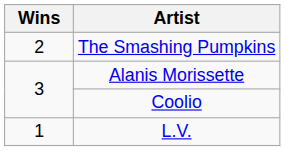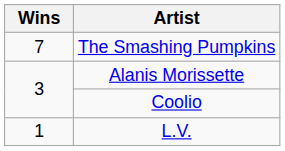(39, 46) 2 -> (39, 46) 7
